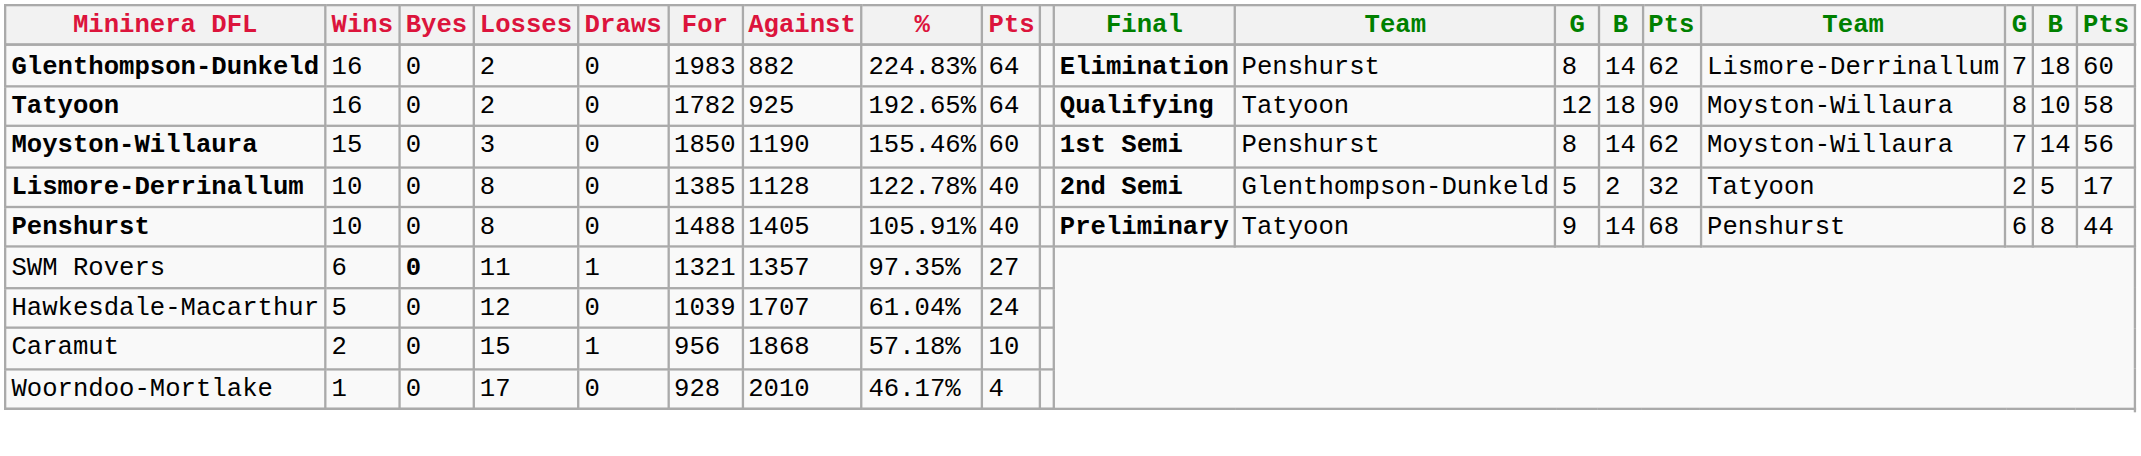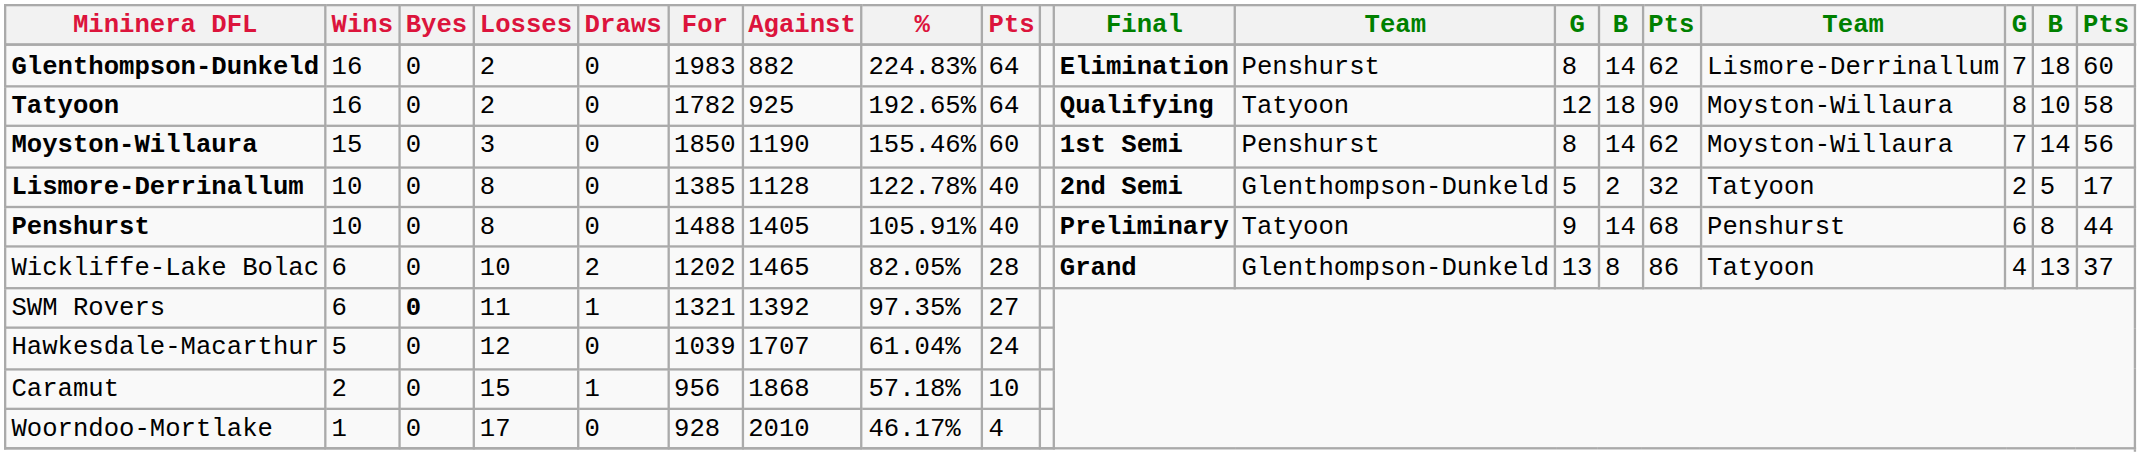+ row: (165, 268)
(779, 268) 1357 -> (779, 308) 1392
